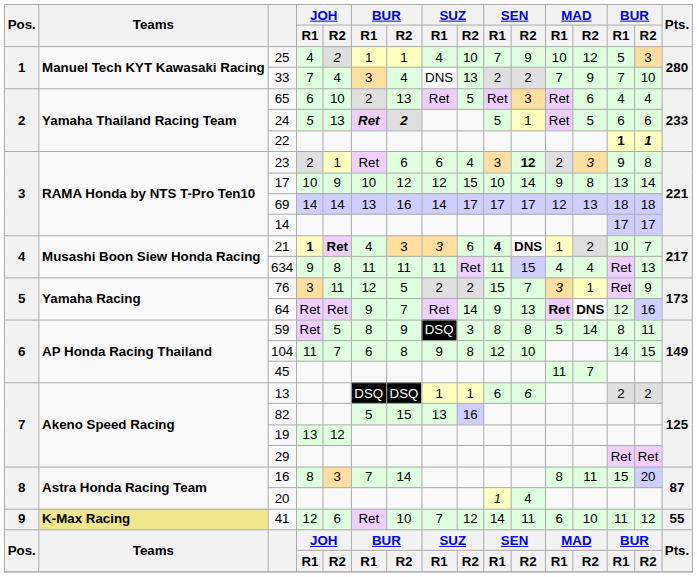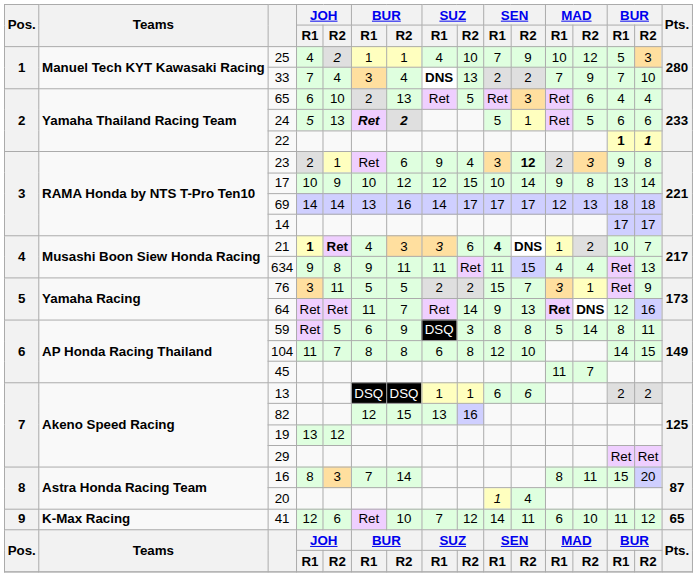(439, 78) normal -> (439, 78) bold
(439, 162) 6 -> (439, 162) 9
(369, 267) 11 -> (369, 267) 9
(369, 288) 12 -> (369, 288) 5
(369, 309) 9 -> (369, 309) 11
(369, 330) 8 -> (369, 330) 6
(369, 351) 6 -> (369, 351) 8
(439, 351) 9 -> (439, 351) 6
(369, 414) 5 -> (369, 414) 12
(86, 519) khaki background -> (86, 519) no background
(677, 519) 55 -> (677, 519) 65
